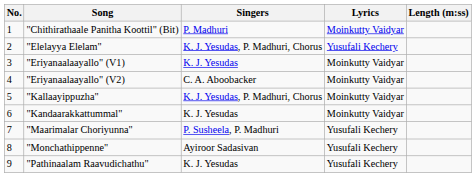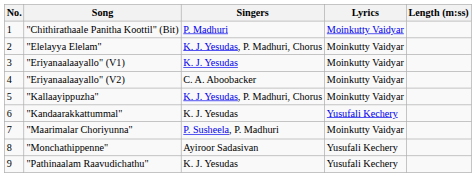(362, 46) Yusufali Kechery -> (365, 46) Moinkutty Vaidyar
(365, 113) Moinkutty Vaidyar -> (362, 113) Yusufali Kechery
(362, 130) Yusufali Kechery -> (365, 130) Moinkutty Vaidyar
